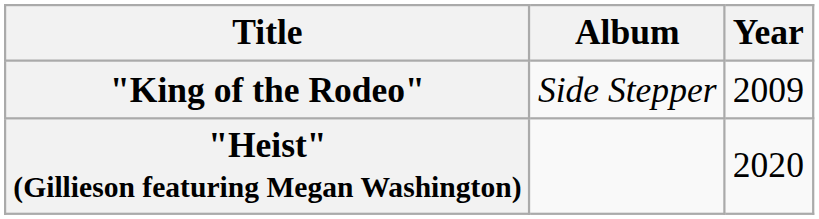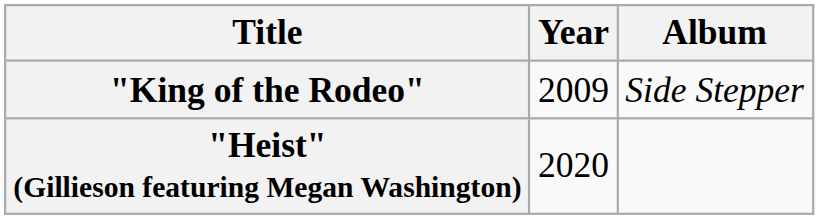columns swapped: (768, 32) <-> (627, 32)
